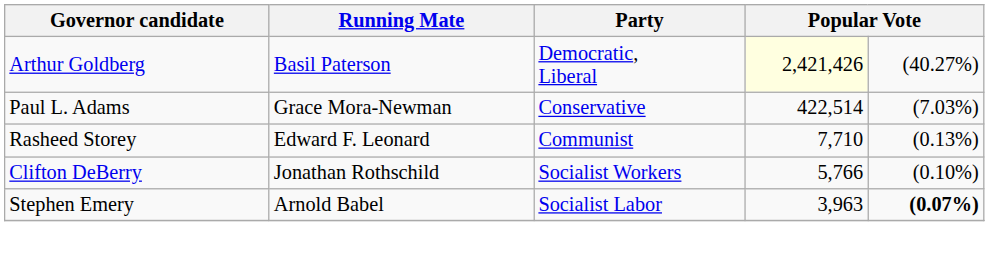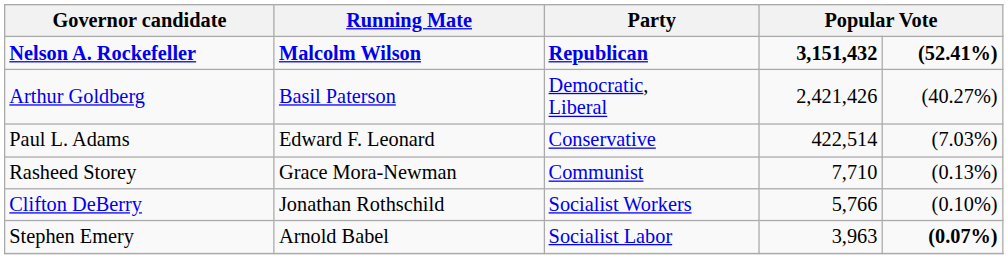+ row: (103, 52)
(823, 64) lightyellow background -> (837, 96) no background
(363, 107) Grace Mora-Newman -> (357, 140) Edward F. Leonard
(352, 140) Edward F. Leonard -> (368, 172) Grace Mora-Newman
